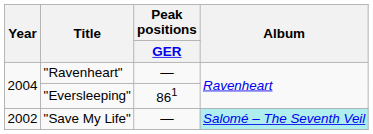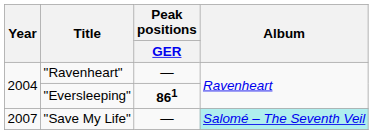(167, 96) normal -> (167, 96) bold
(22, 119) 2002 -> (22, 119) 2007
